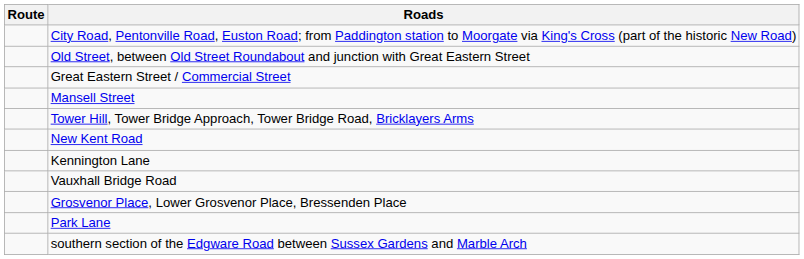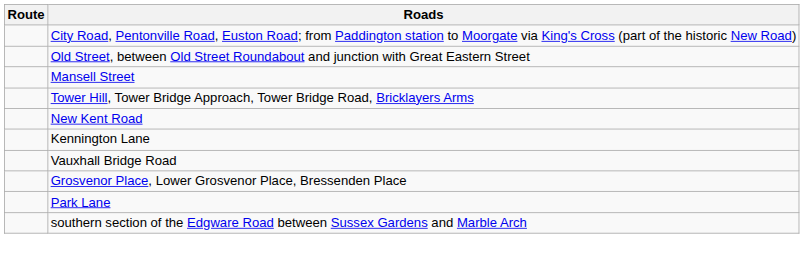- row: (171, 77)
